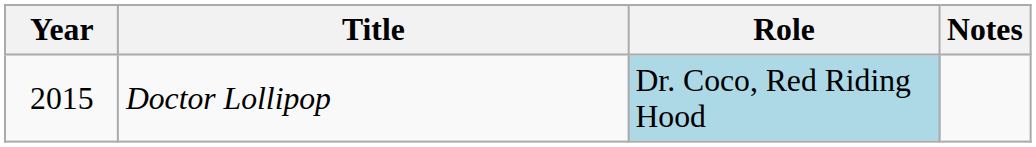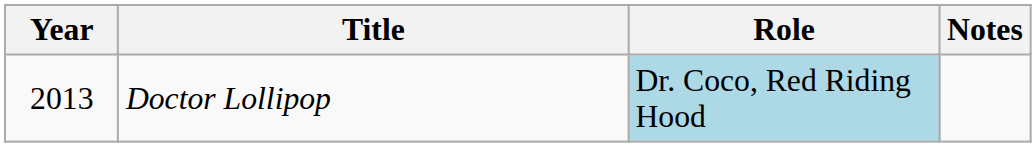(62, 97) 2015 -> (62, 97) 2013
